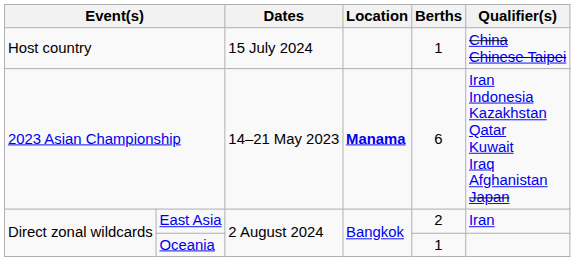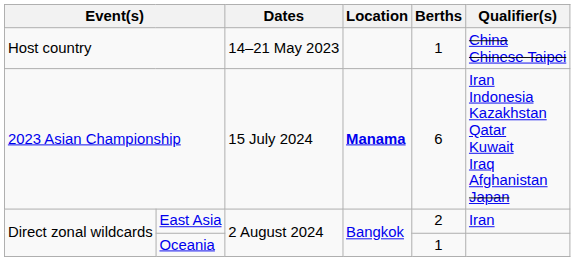(271, 48) 15 July 2024 -> (284, 48) 14–21 May 2023
(284, 138) 14–21 May 2023 -> (271, 138) 15 July 2024
